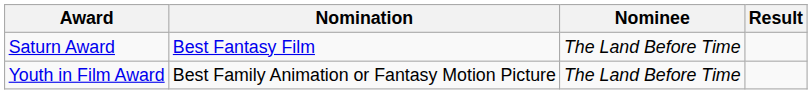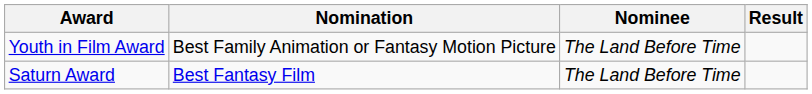rows swapped: (62, 46) <-> (87, 74)
